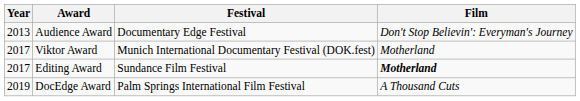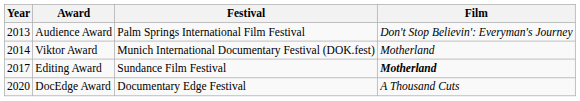(182, 31) Documentary Edge Festival -> (211, 31) Palm Springs International Film Festival
(19, 50) 2017 -> (19, 50) 2014
(19, 86) 2019 -> (19, 86) 2020
(211, 86) Palm Springs International Film Festival -> (182, 86) Documentary Edge Festival
